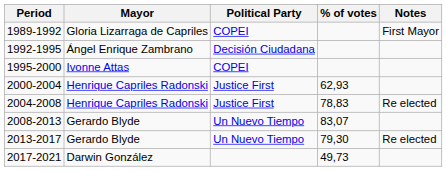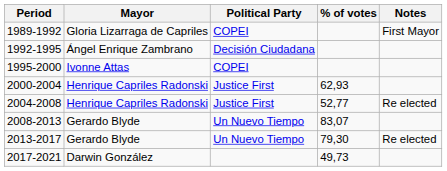(334, 103) 78,83 -> (334, 103) 52,77
